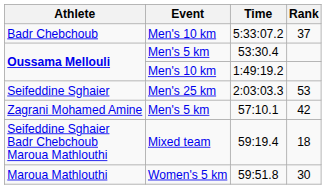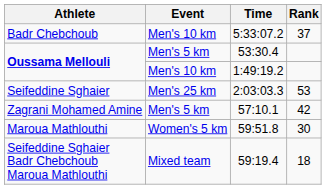rows swapped: (258, 175) <-> (258, 142)
